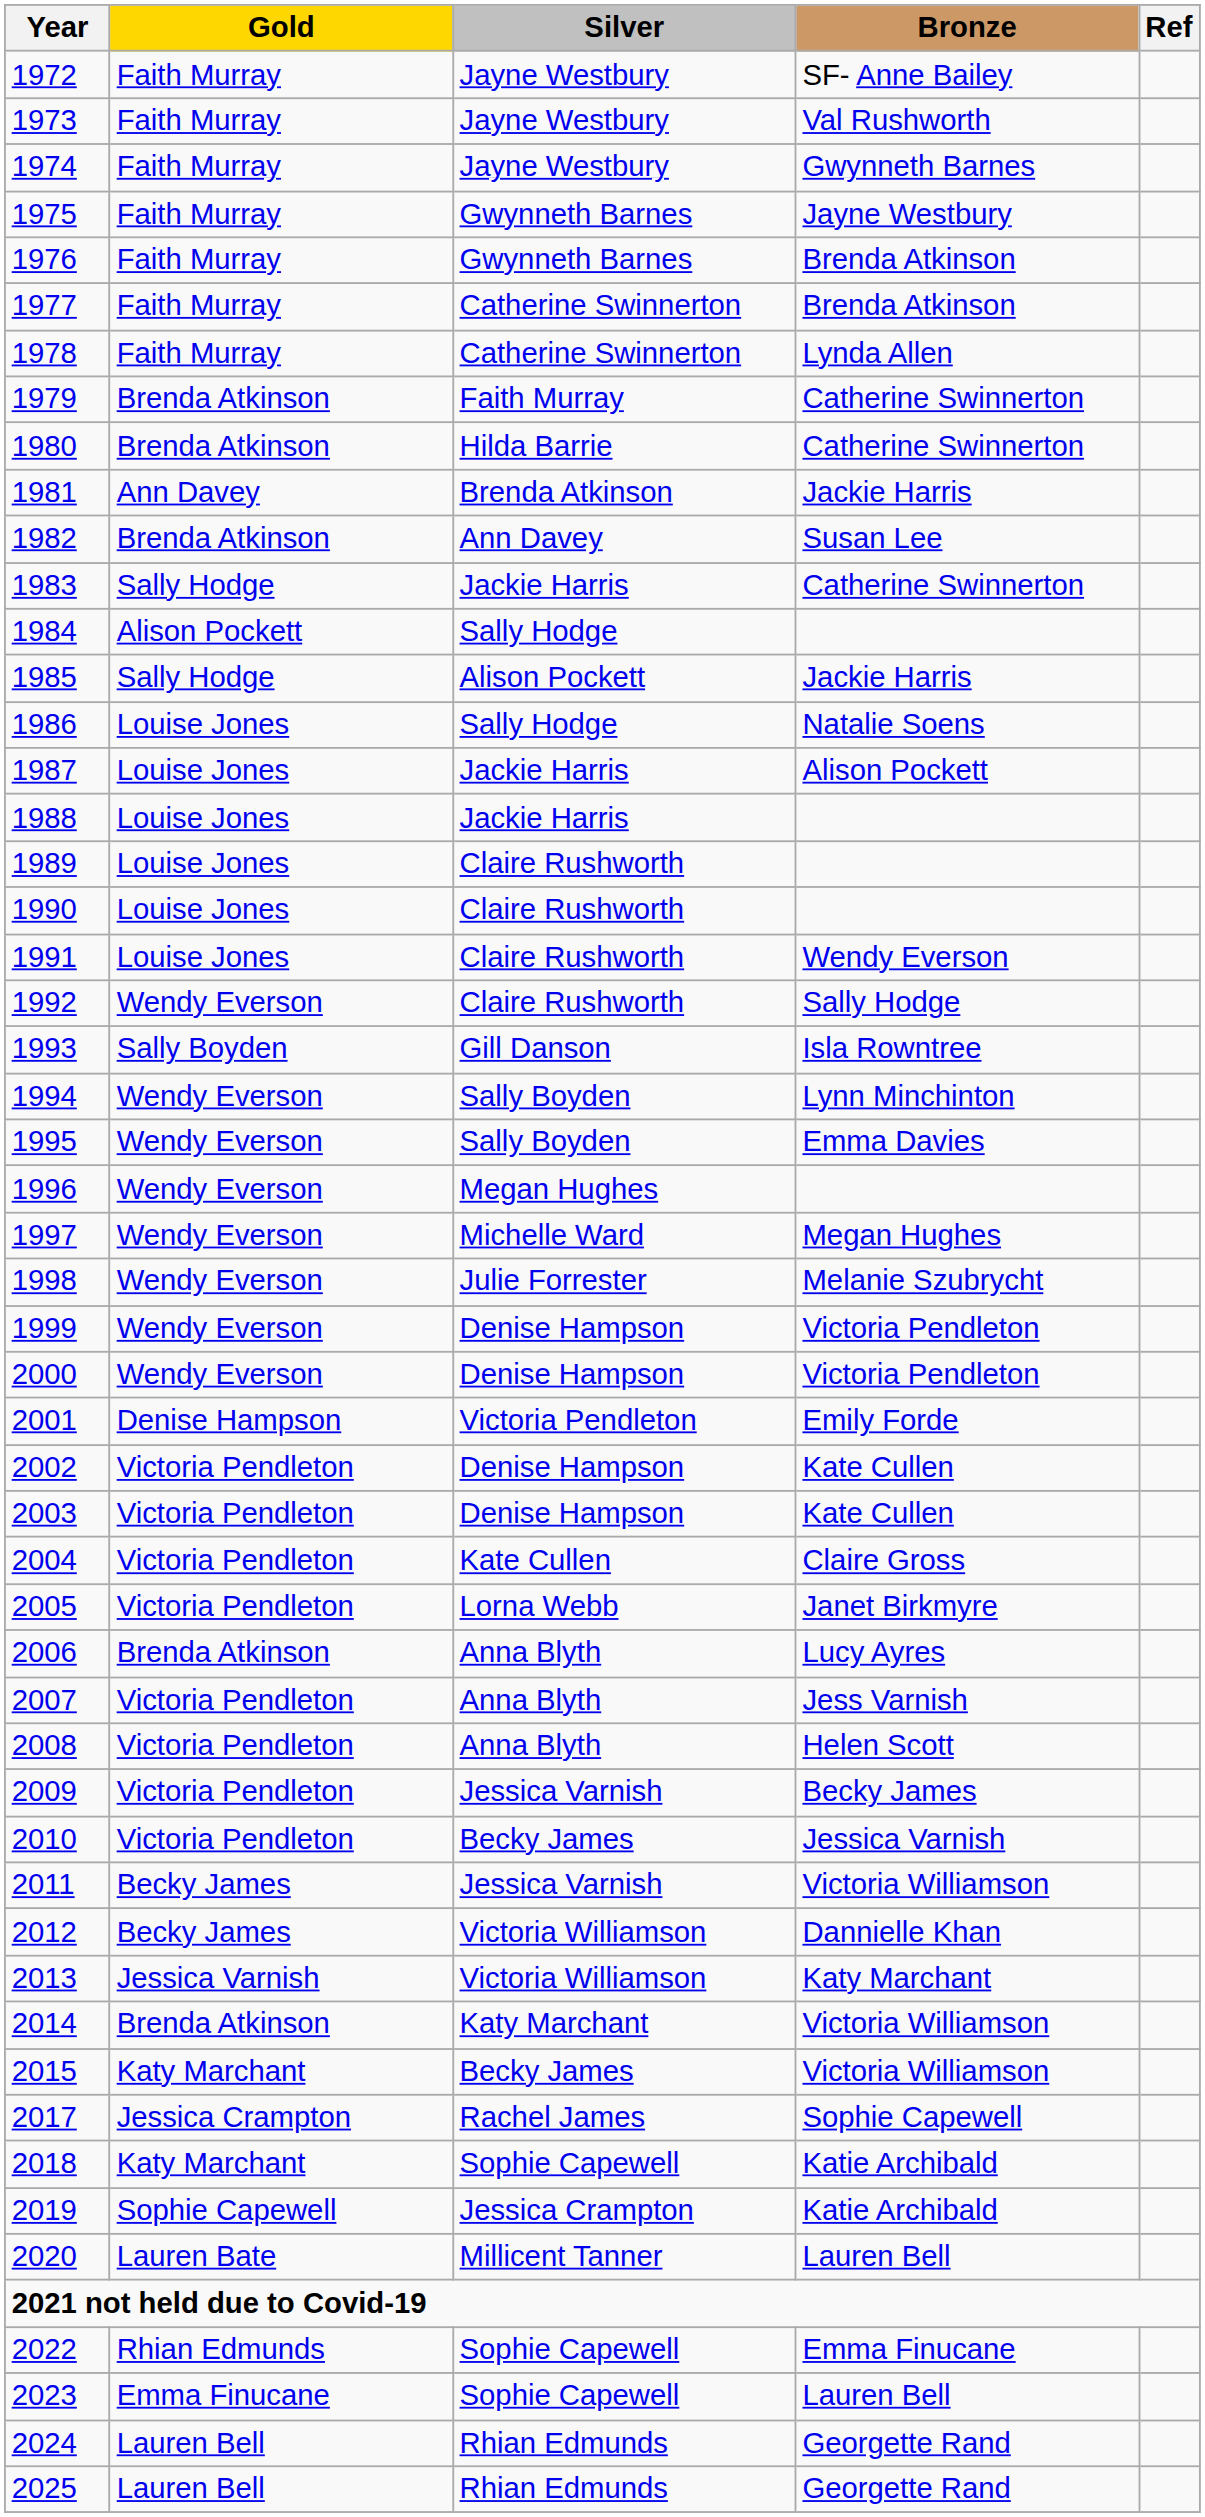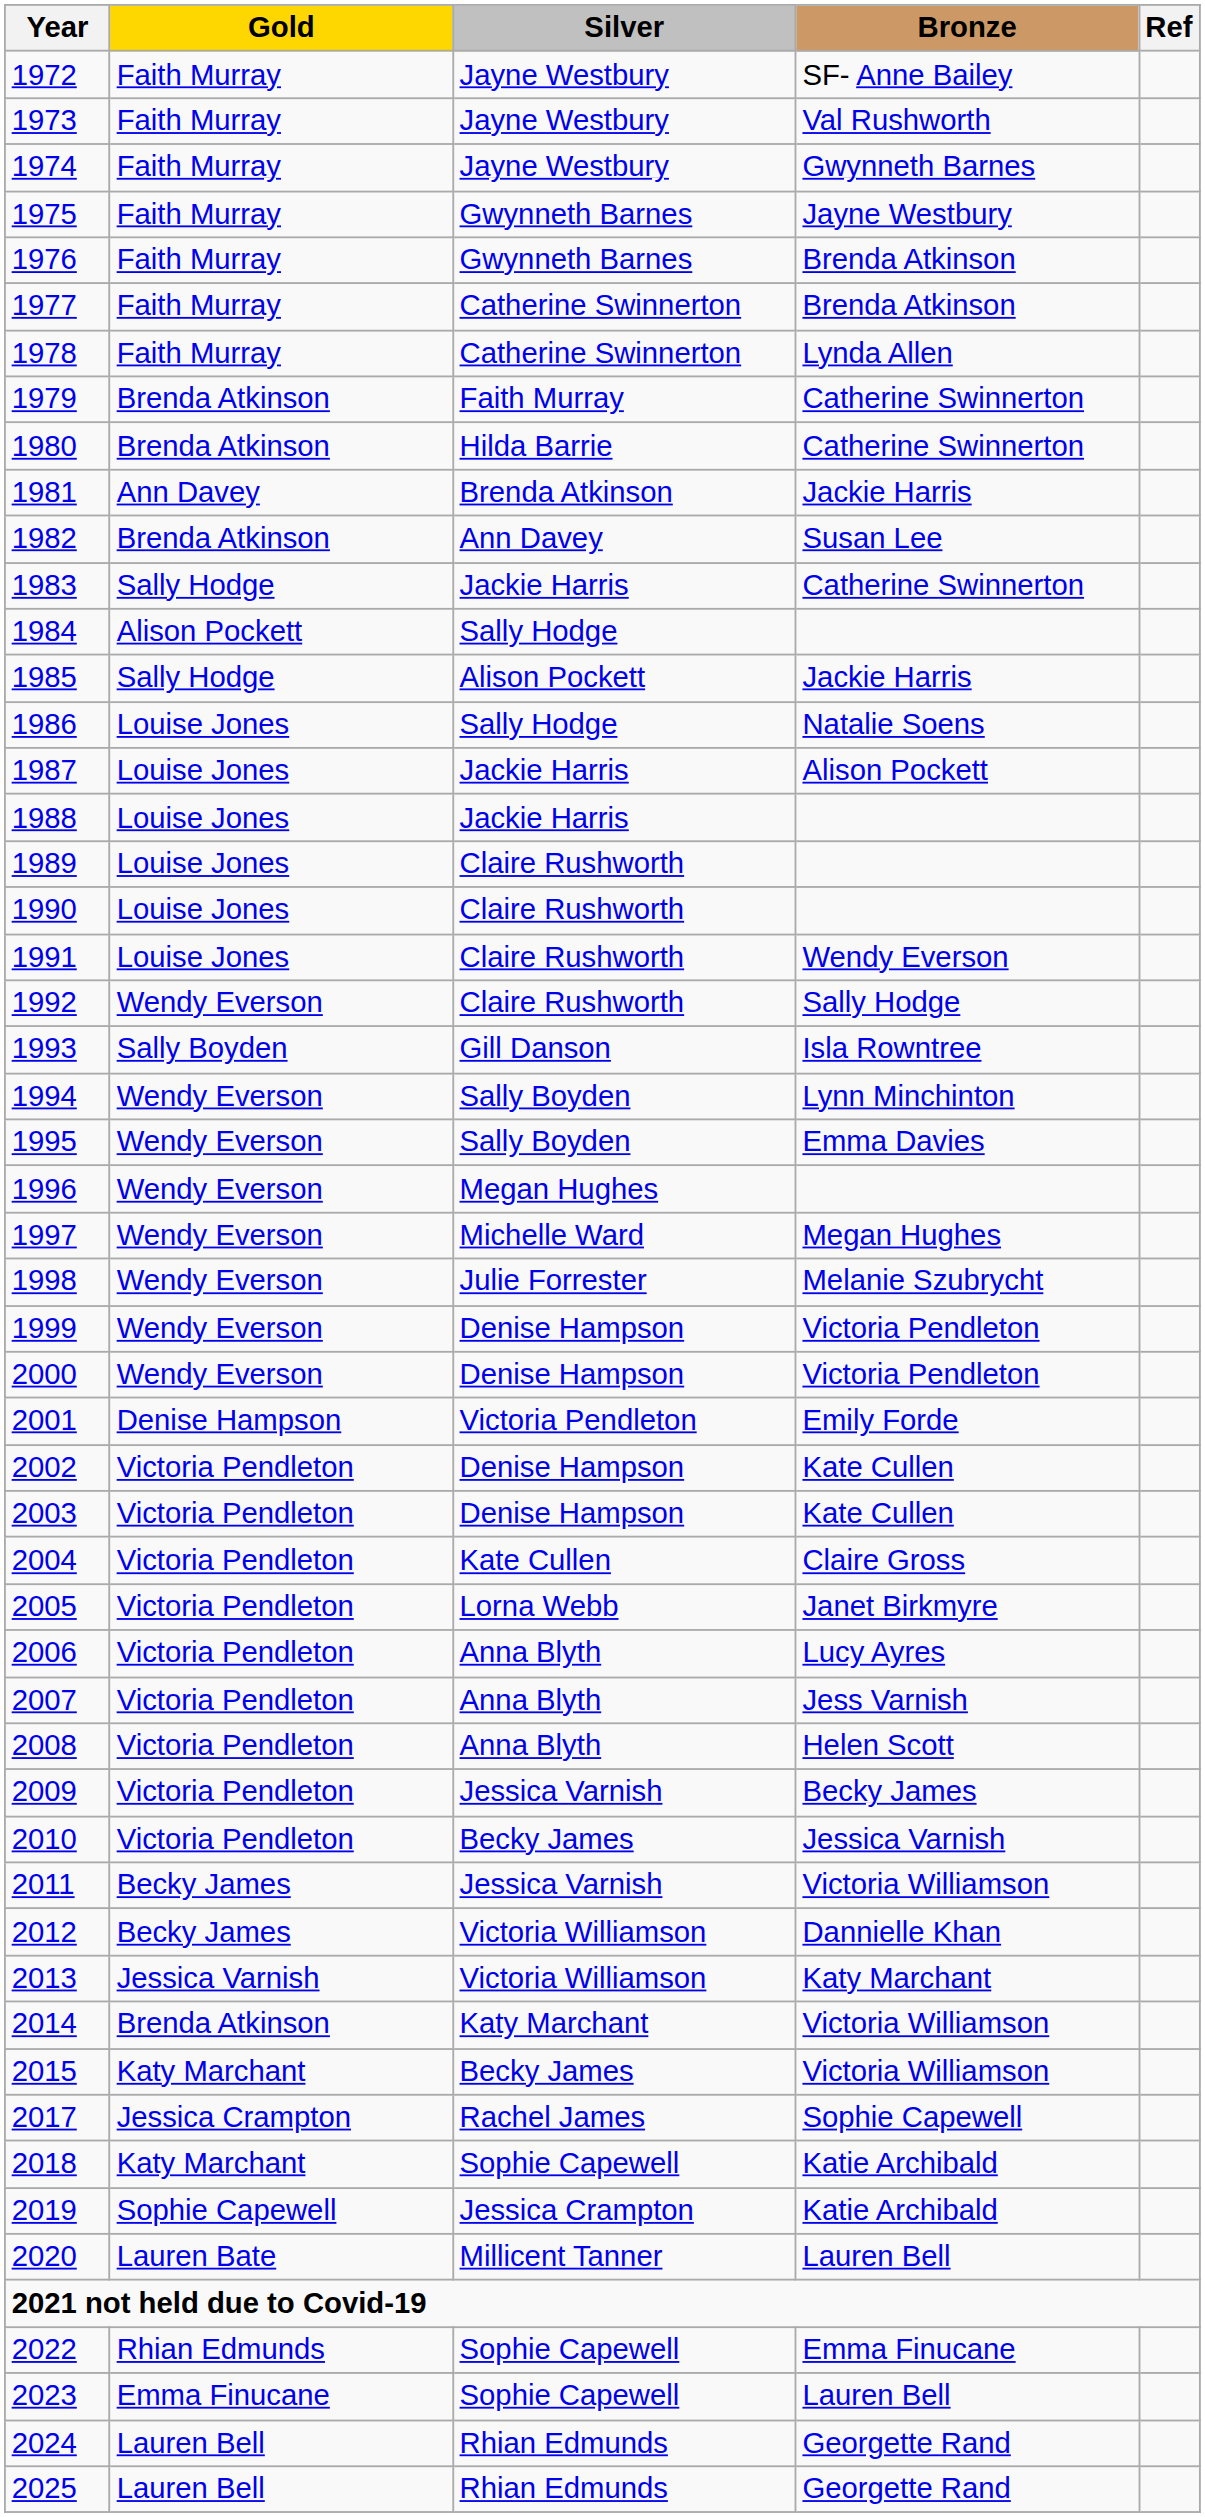(223, 1652) Brenda Atkinson -> (235, 1652) Victoria Pendleton
